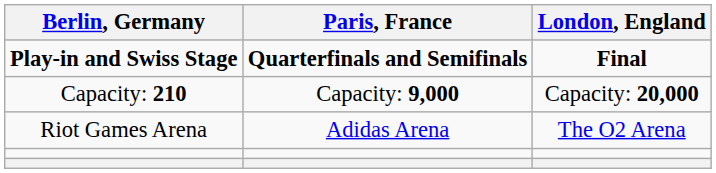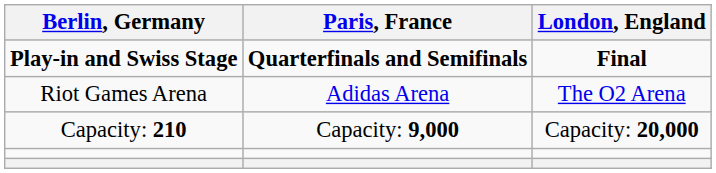rows swapped: (124, 129) <-> (124, 93)
